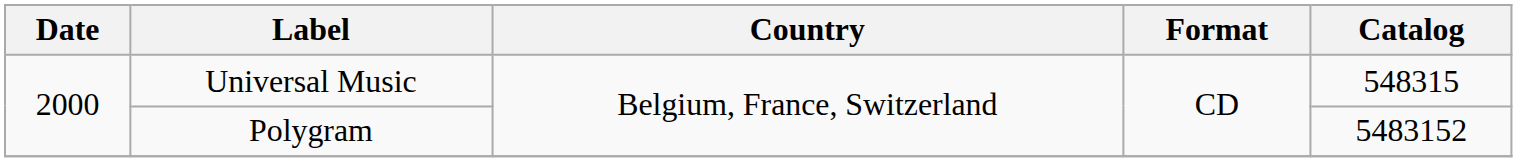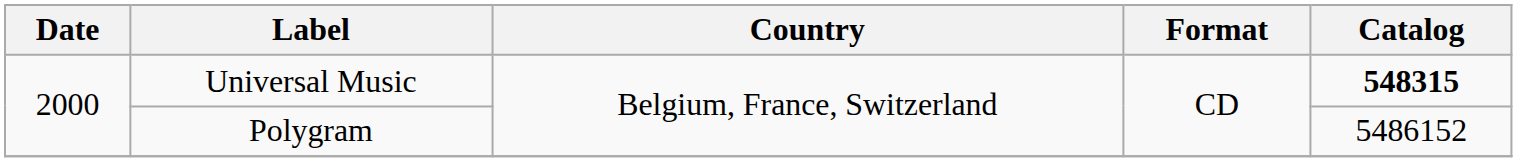(1411, 80) normal -> (1411, 80) bold
(1411, 130) 5483152 -> (1411, 130) 5486152
